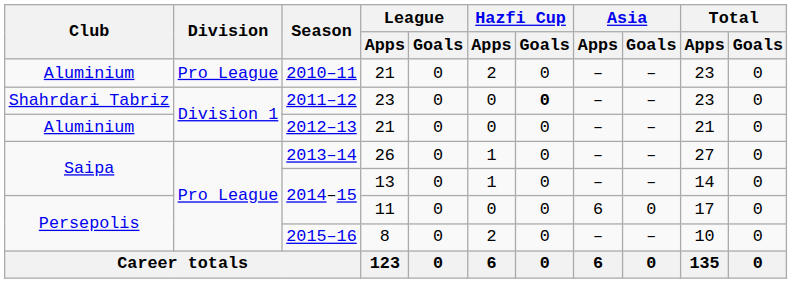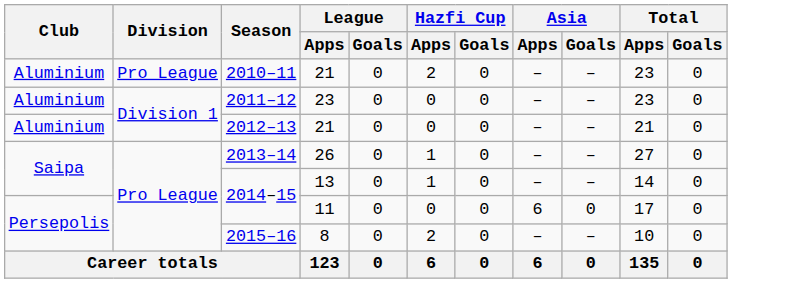(89, 100) Shahrdari Tabriz -> (59, 100) Aluminium
(545, 100) bold -> (484, 100) normal
